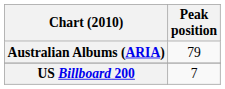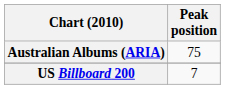(194, 52) 79 -> (194, 52) 75
